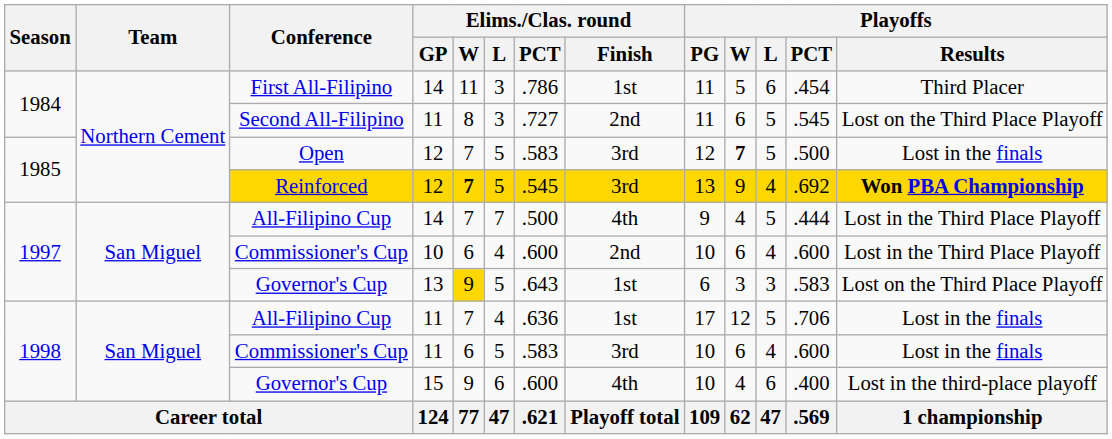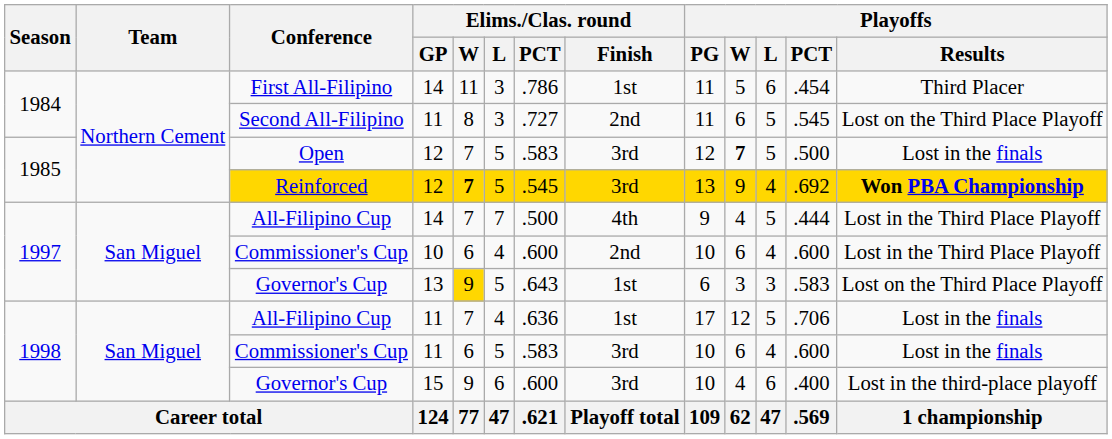(625, 383) 4th -> (625, 383) 3rd
